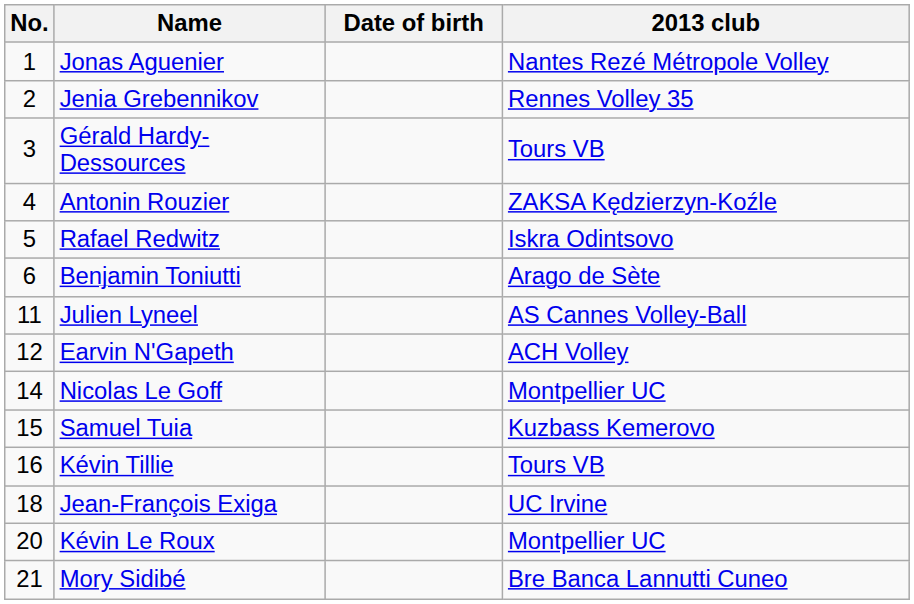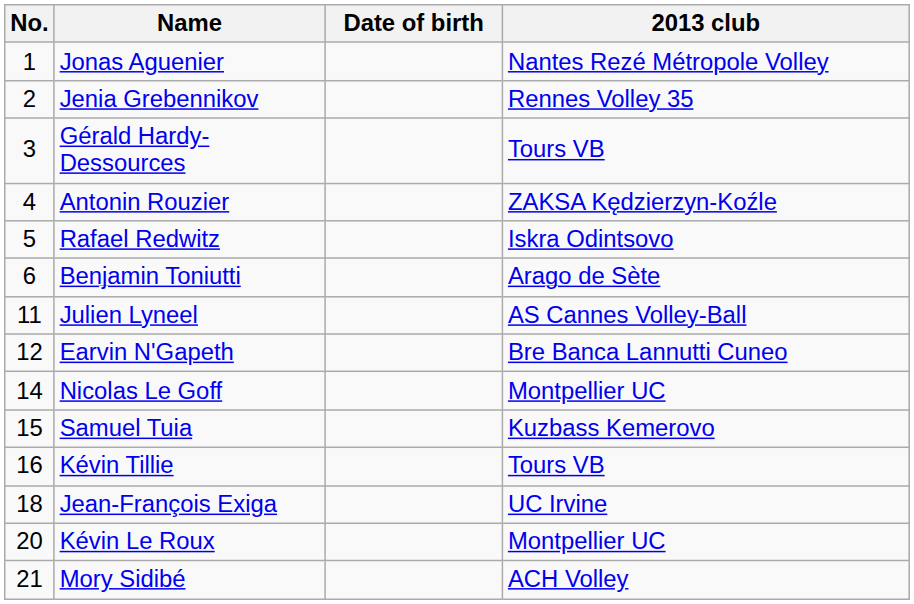(568, 352) ACH Volley -> (648, 352) Bre Banca Lannutti Cuneo
(648, 579) Bre Banca Lannutti Cuneo -> (568, 579) ACH Volley
